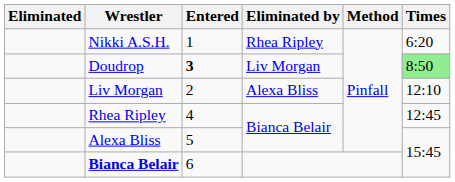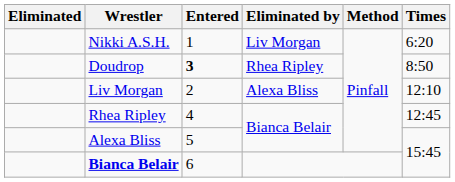(285, 41) Rhea Ripley -> (283, 41) Liv Morgan
(283, 66) Liv Morgan -> (285, 66) Rhea Ripley
(420, 66) lightgreen background -> (420, 66) no background
